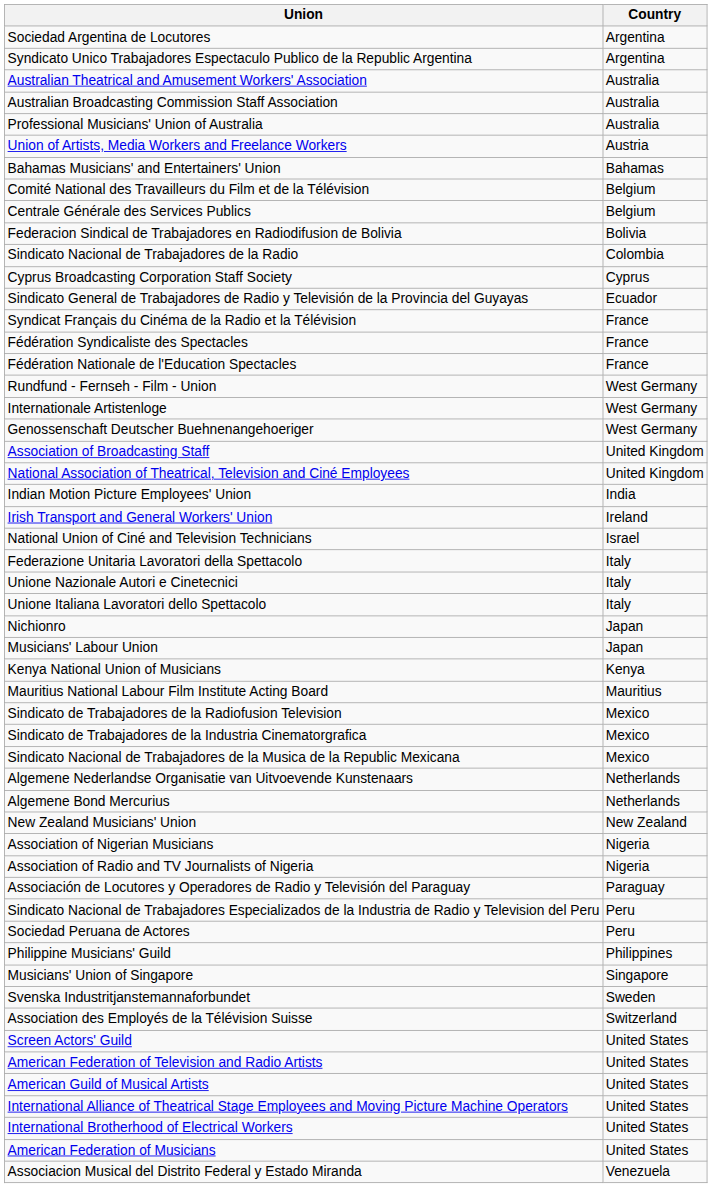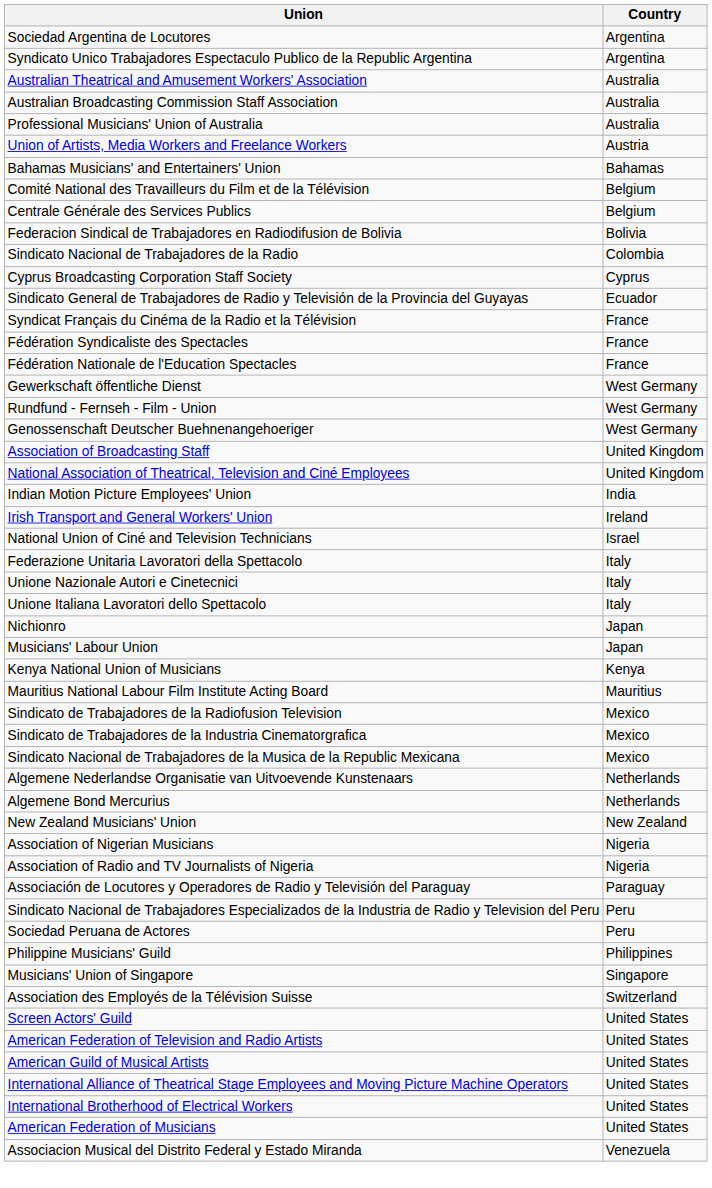+ row: (104, 386)
- row: (87, 408)
- row: (129, 997)
